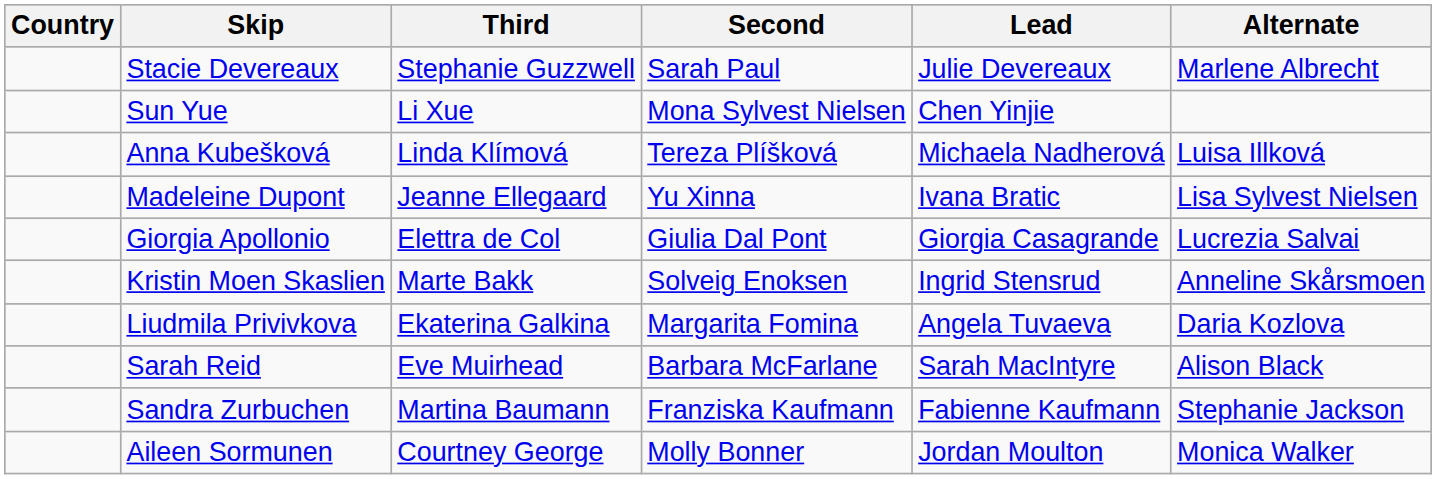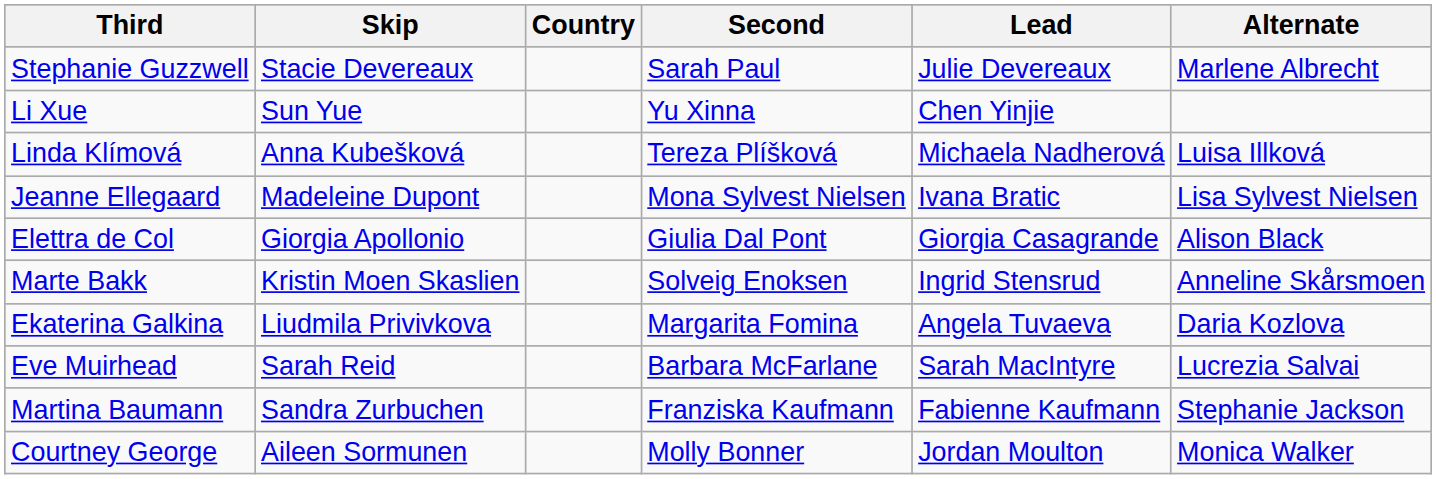columns swapped: (63, 25) <-> (516, 25)
(777, 111) Mona Sylvest Nielsen -> (701, 111) Yu Xinna
(701, 196) Yu Xinna -> (777, 196) Mona Sylvest Nielsen
(1268, 238) Lucrezia Salvai -> (1250, 238) Alison Black
(1250, 366) Alison Black -> (1268, 366) Lucrezia Salvai
